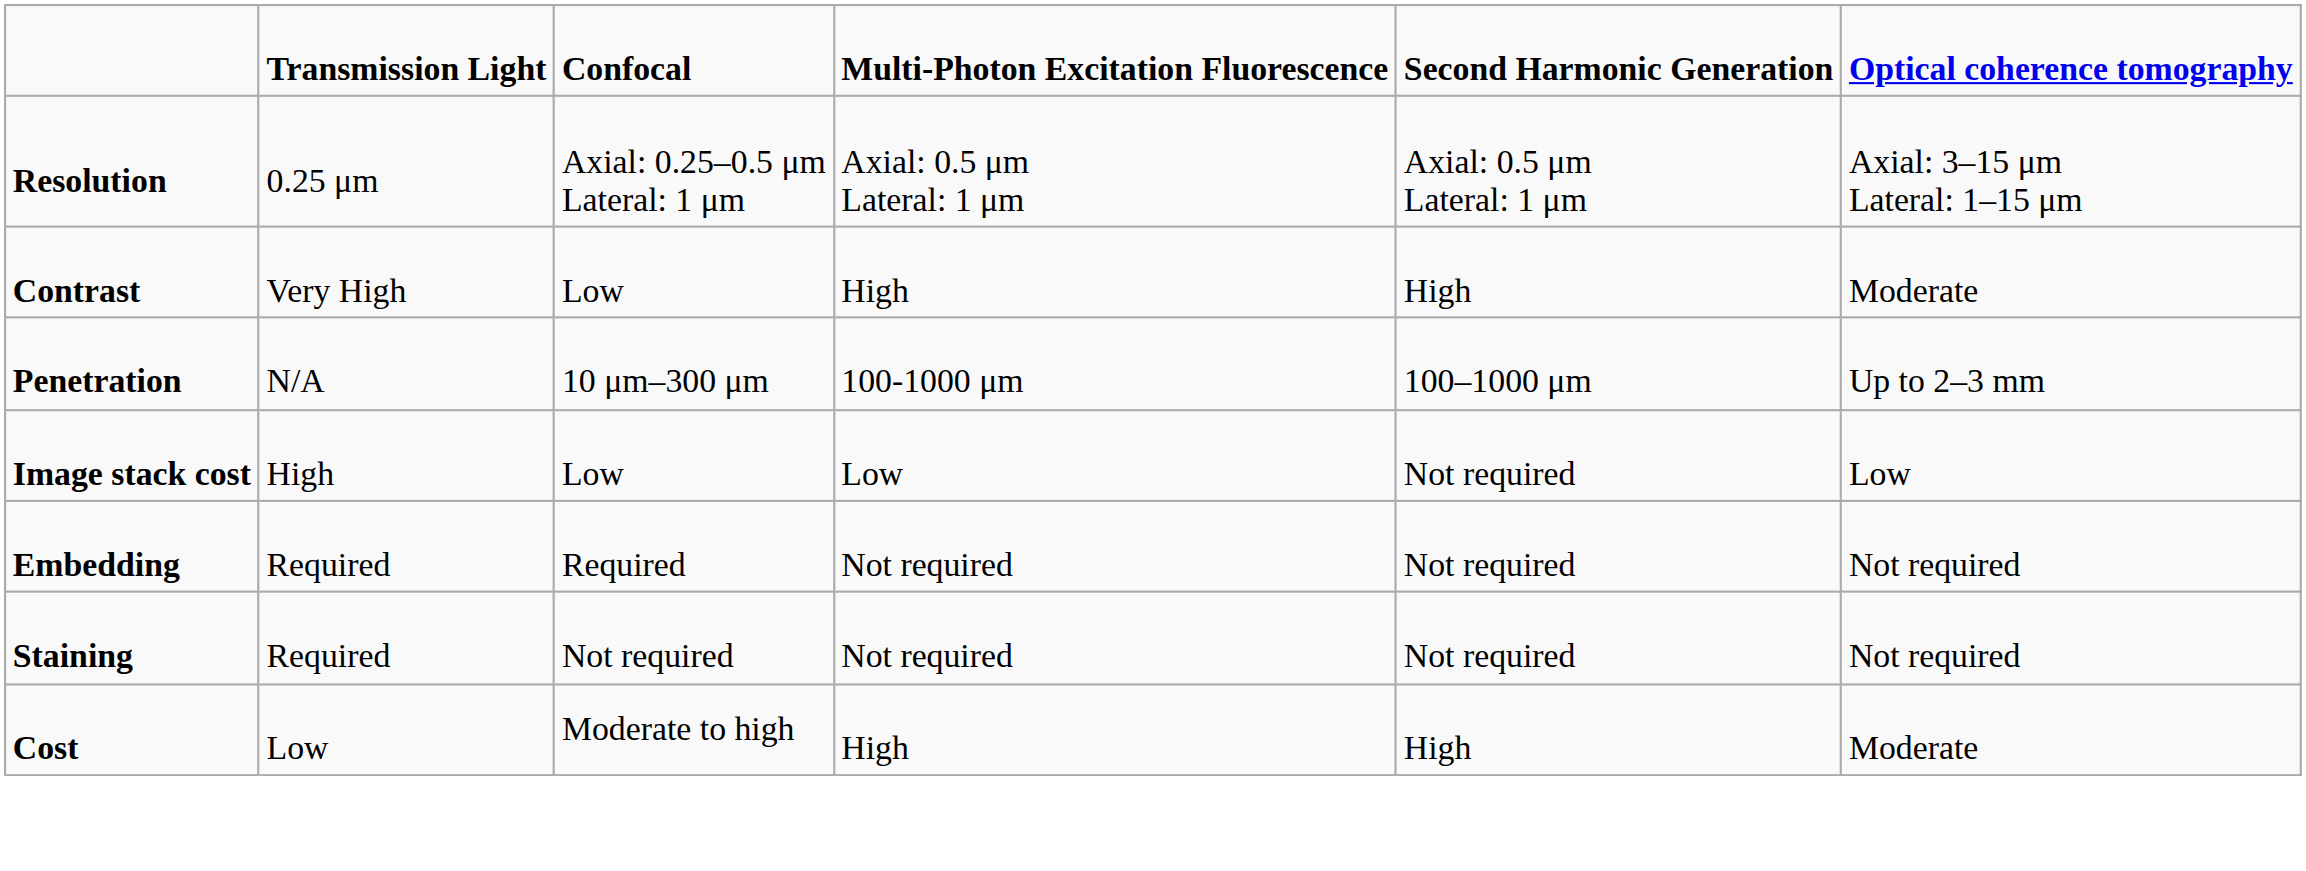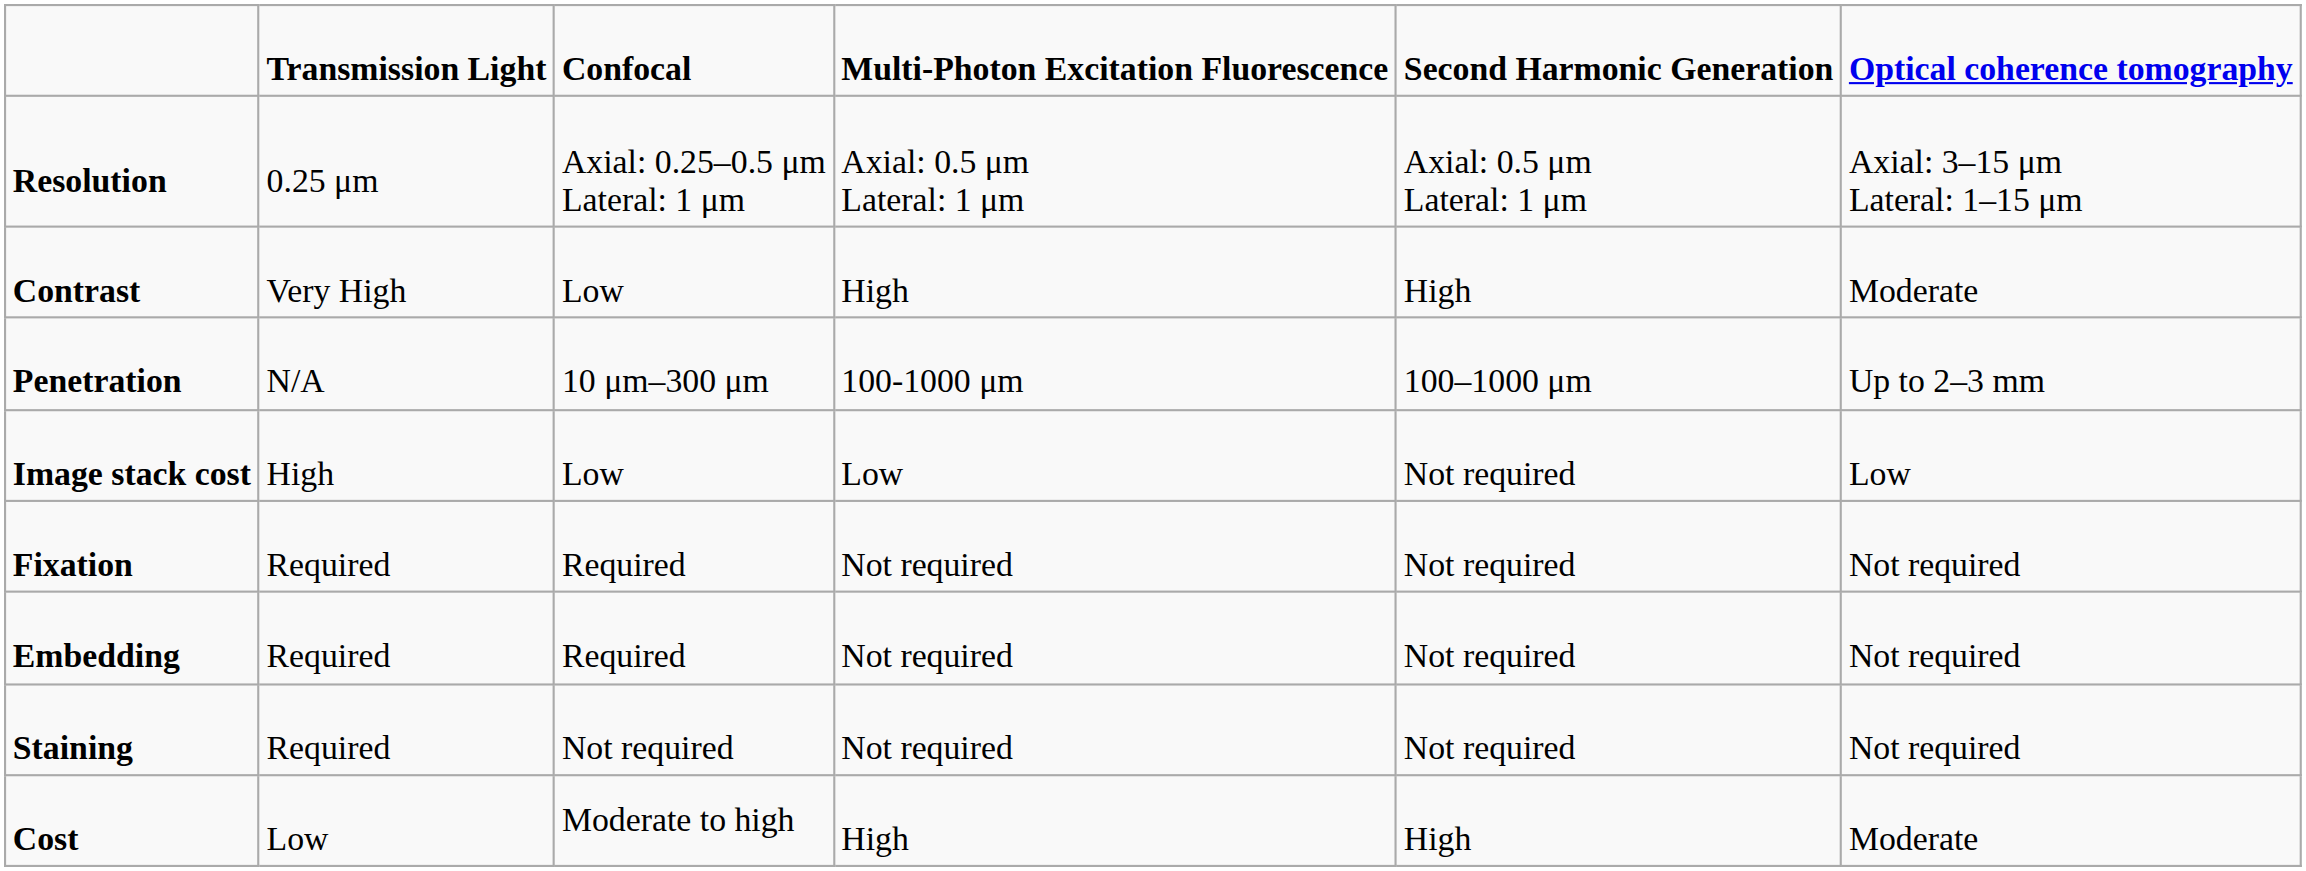+ row: (73, 564)
